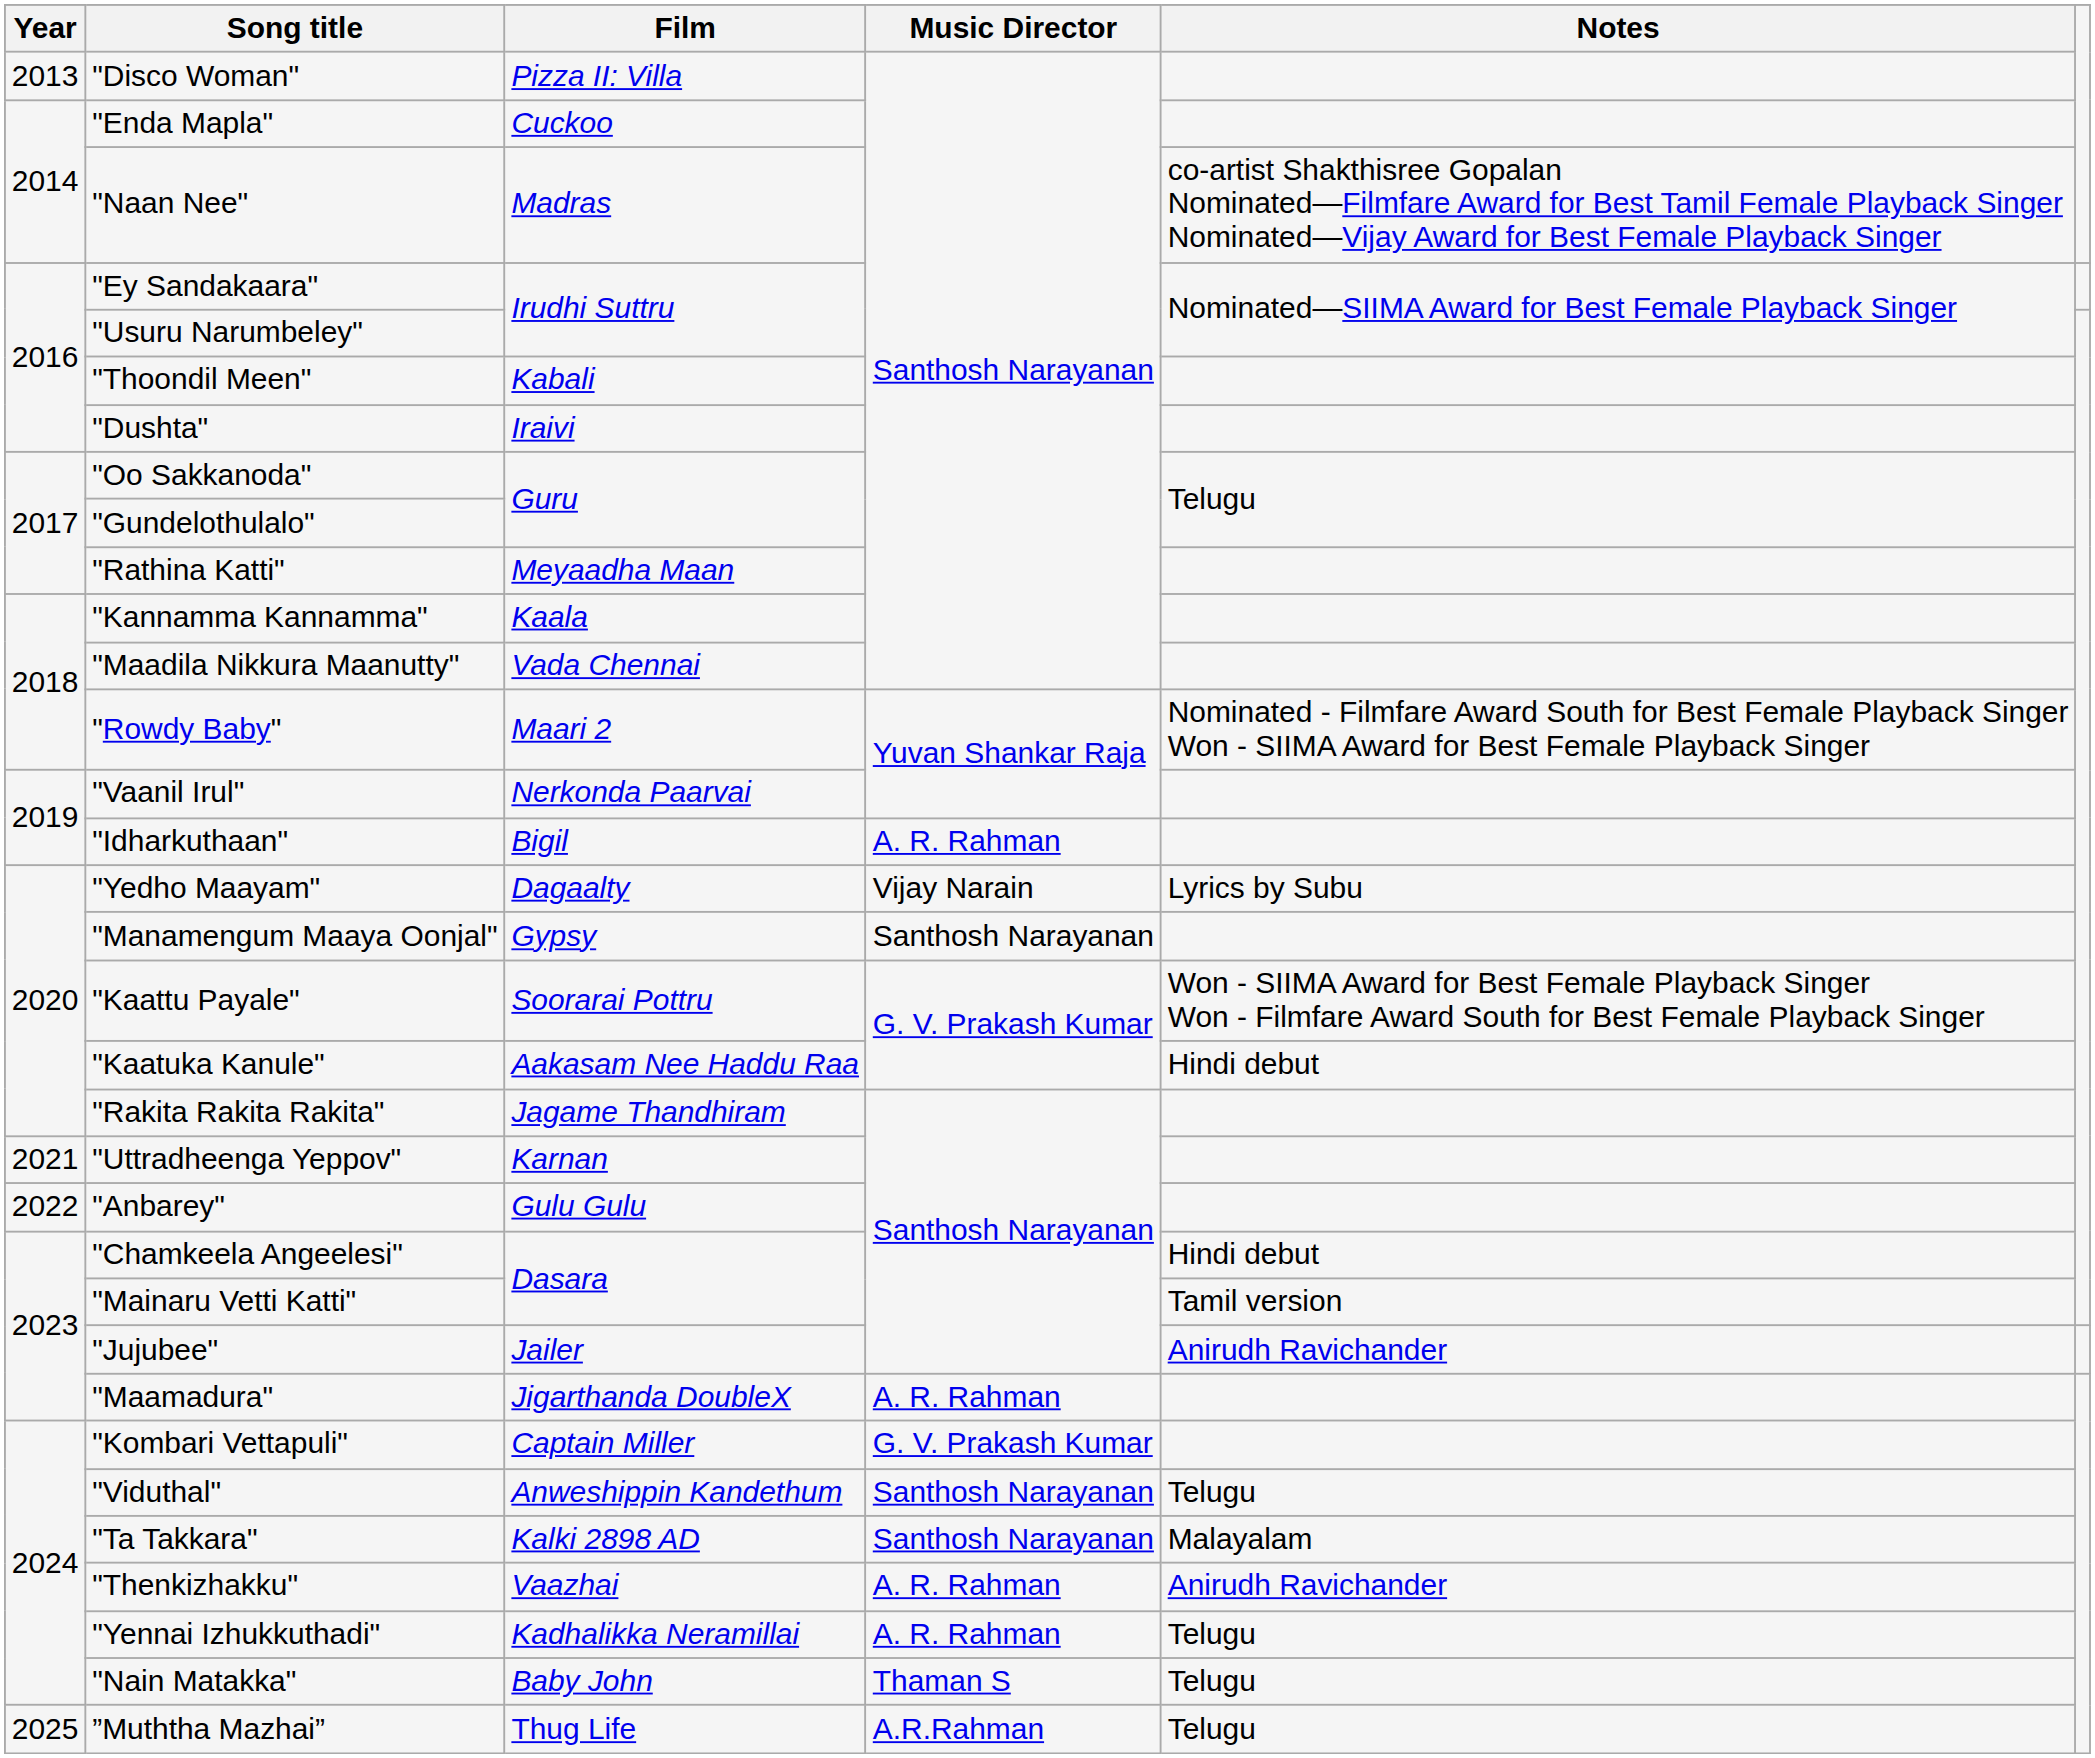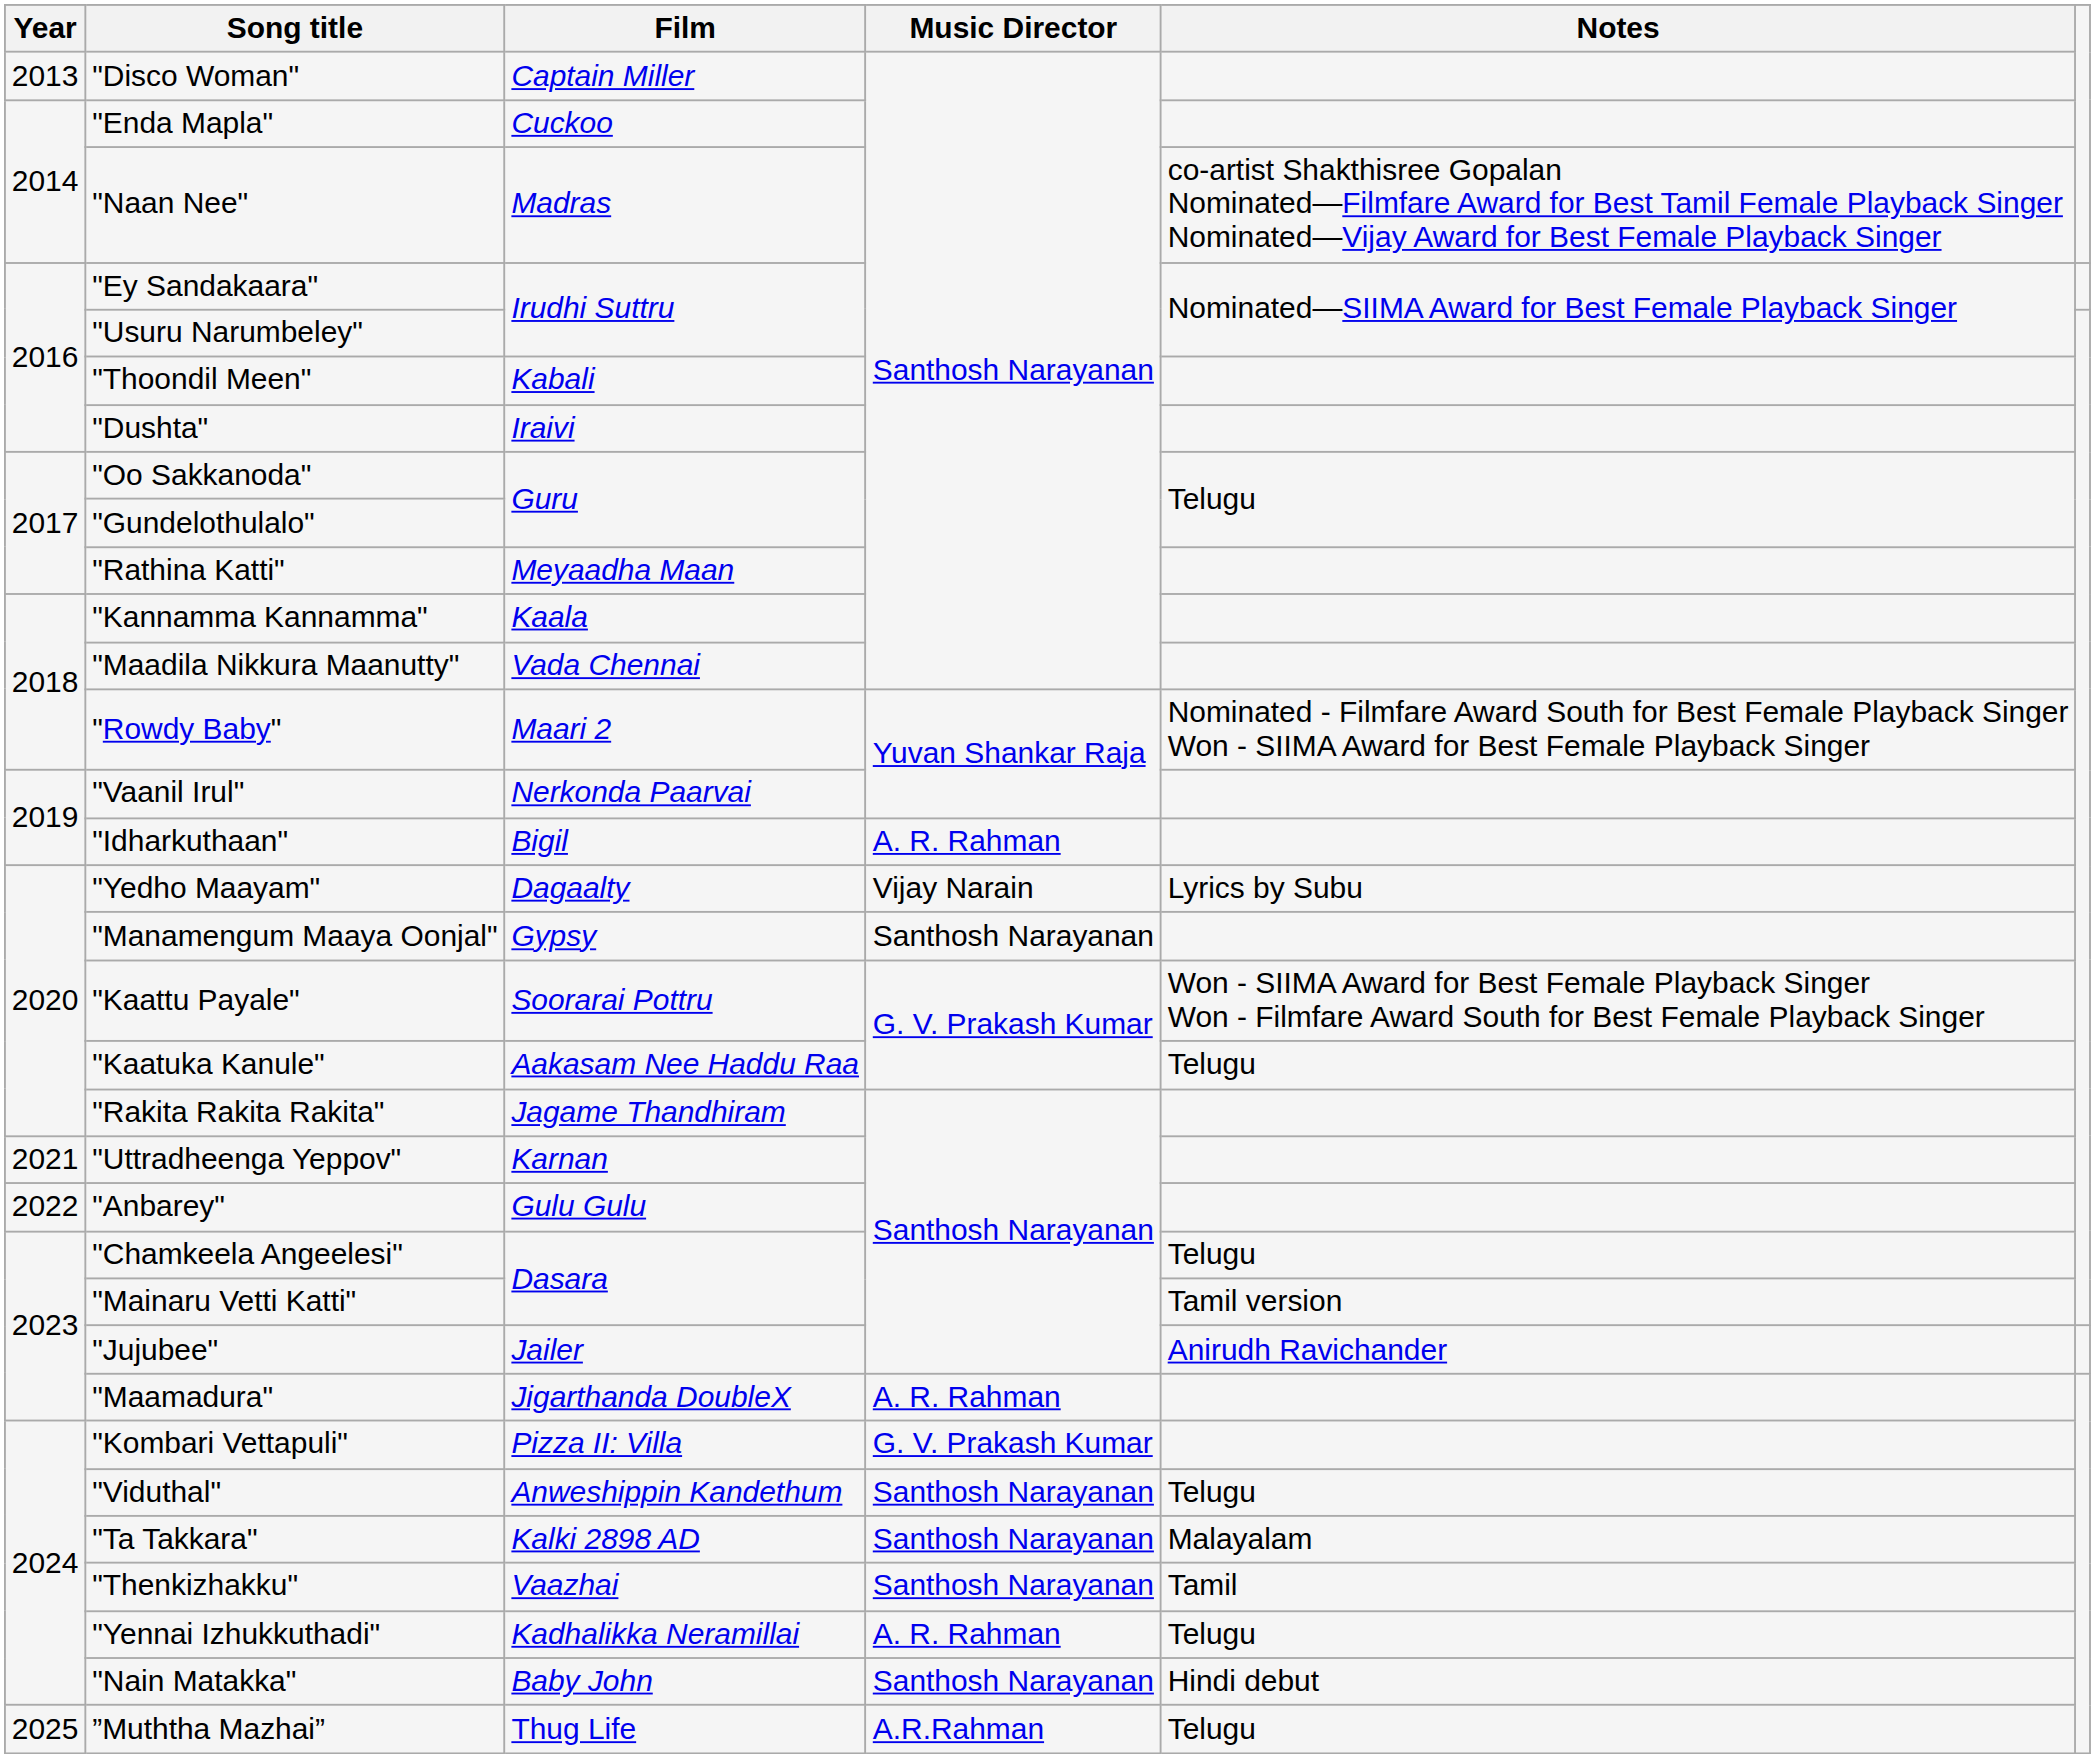(597, 75) Pizza II: Villa -> (603, 75) Captain Miller
(1243, 1064) Hindi debut -> (1212, 1064) Telugu
(1243, 1254) Hindi debut -> (1212, 1254) Telugu
(603, 1444) Captain Miller -> (597, 1444) Pizza II: Villa
(967, 1586) A. R. Rahman -> (1013, 1586) Santhosh Narayanan
(1307, 1586) Anirudh Ravichander -> (1203, 1586) Tamil
(942, 1681) Thaman S -> (1013, 1681) Santhosh Narayanan
(1212, 1681) Telugu -> (1243, 1681) Hindi debut
